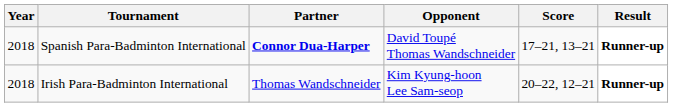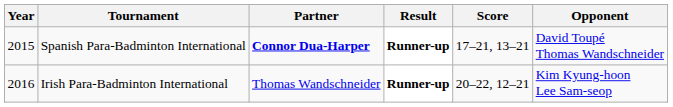columns swapped: (451, 15) <-> (633, 15)
(21, 45) 2018 -> (21, 45) 2015
(21, 83) 2018 -> (21, 83) 2016
